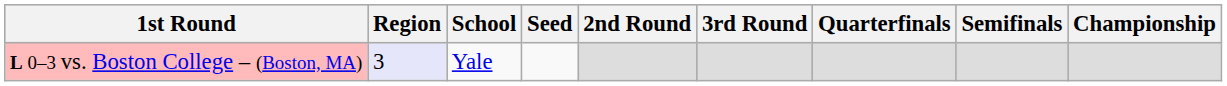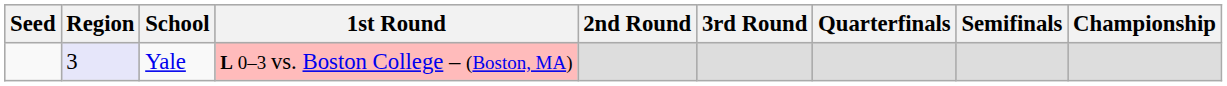columns swapped: (550, 23) <-> (186, 23)
